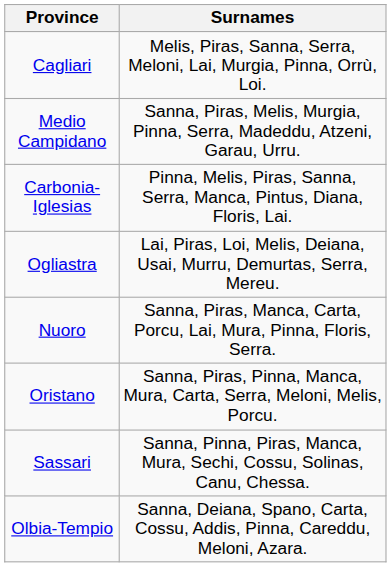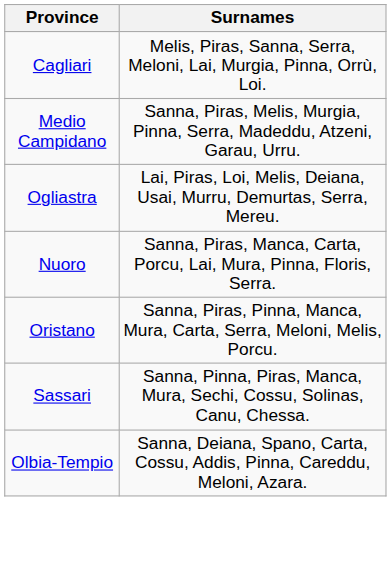- row: (62, 197)
